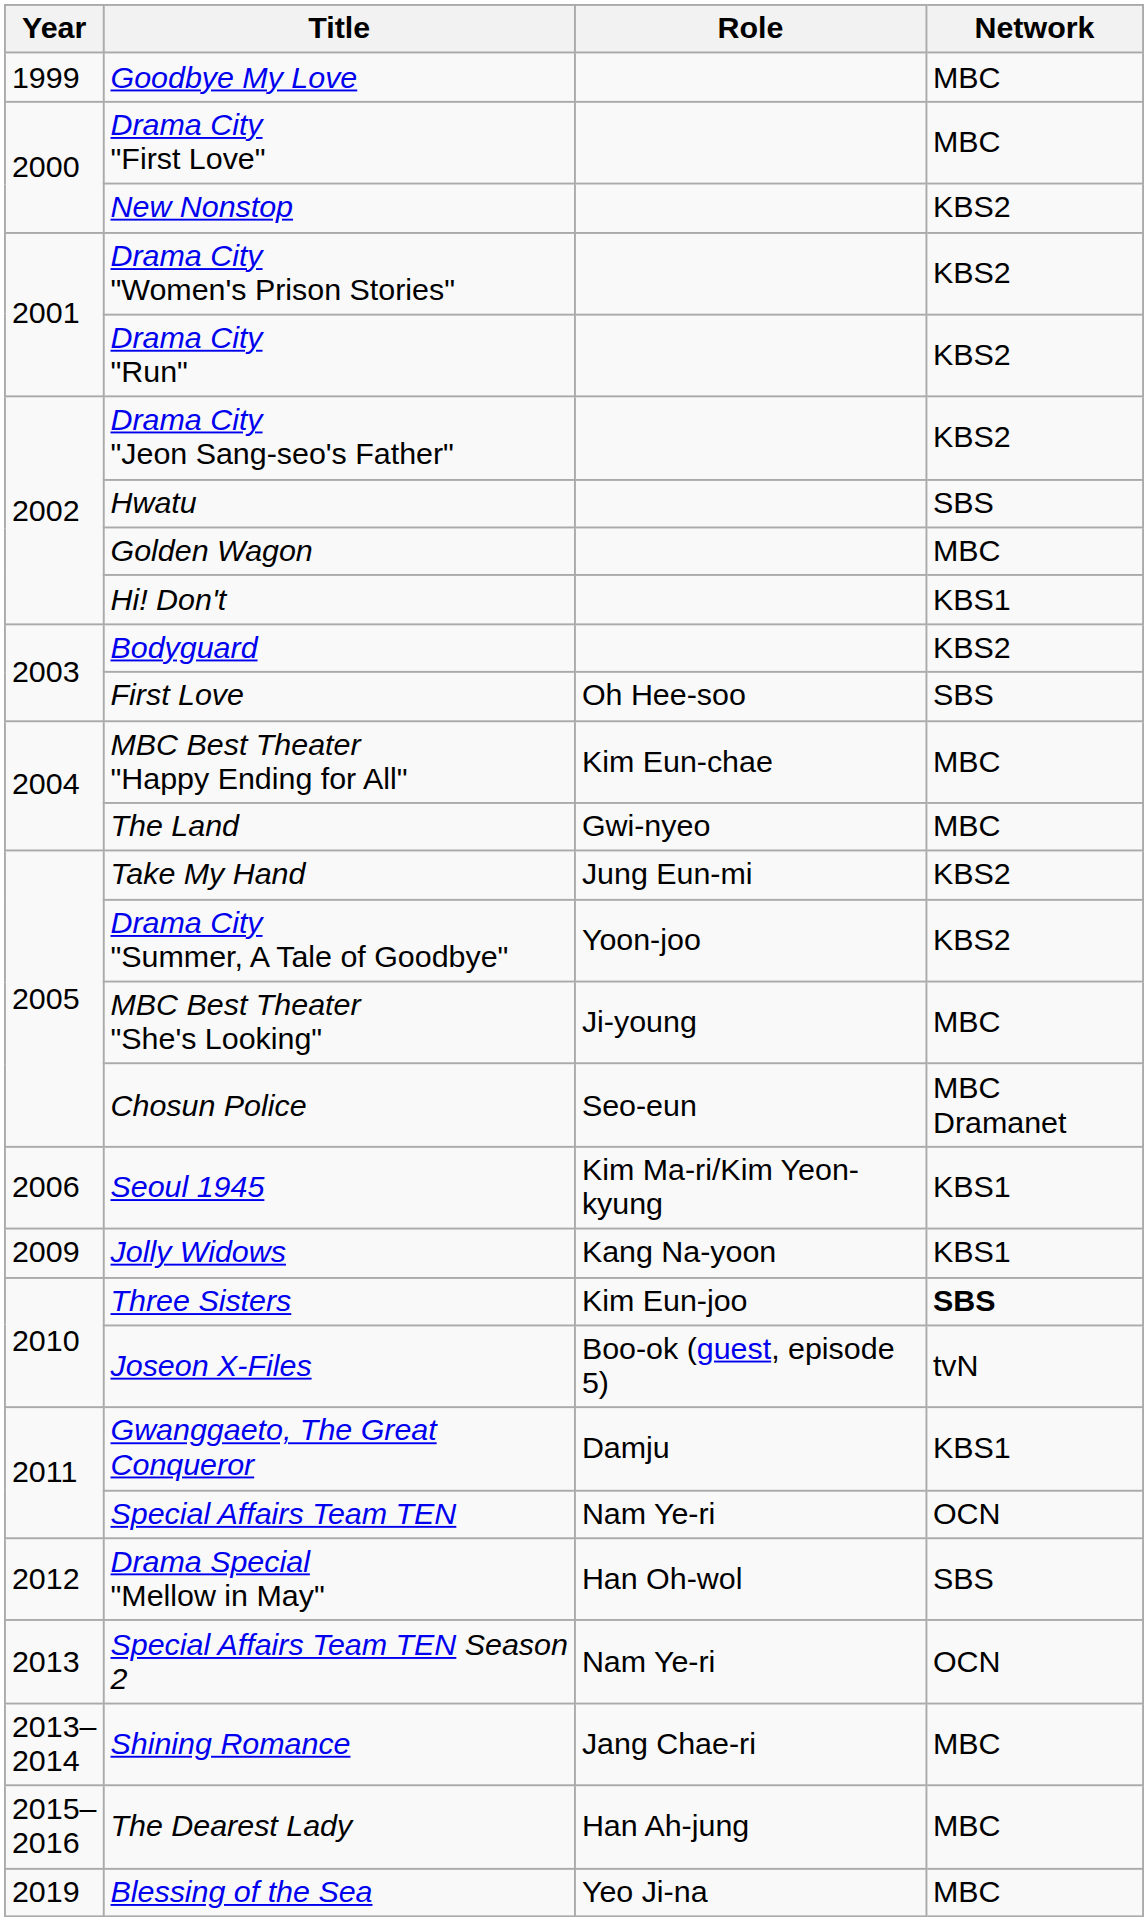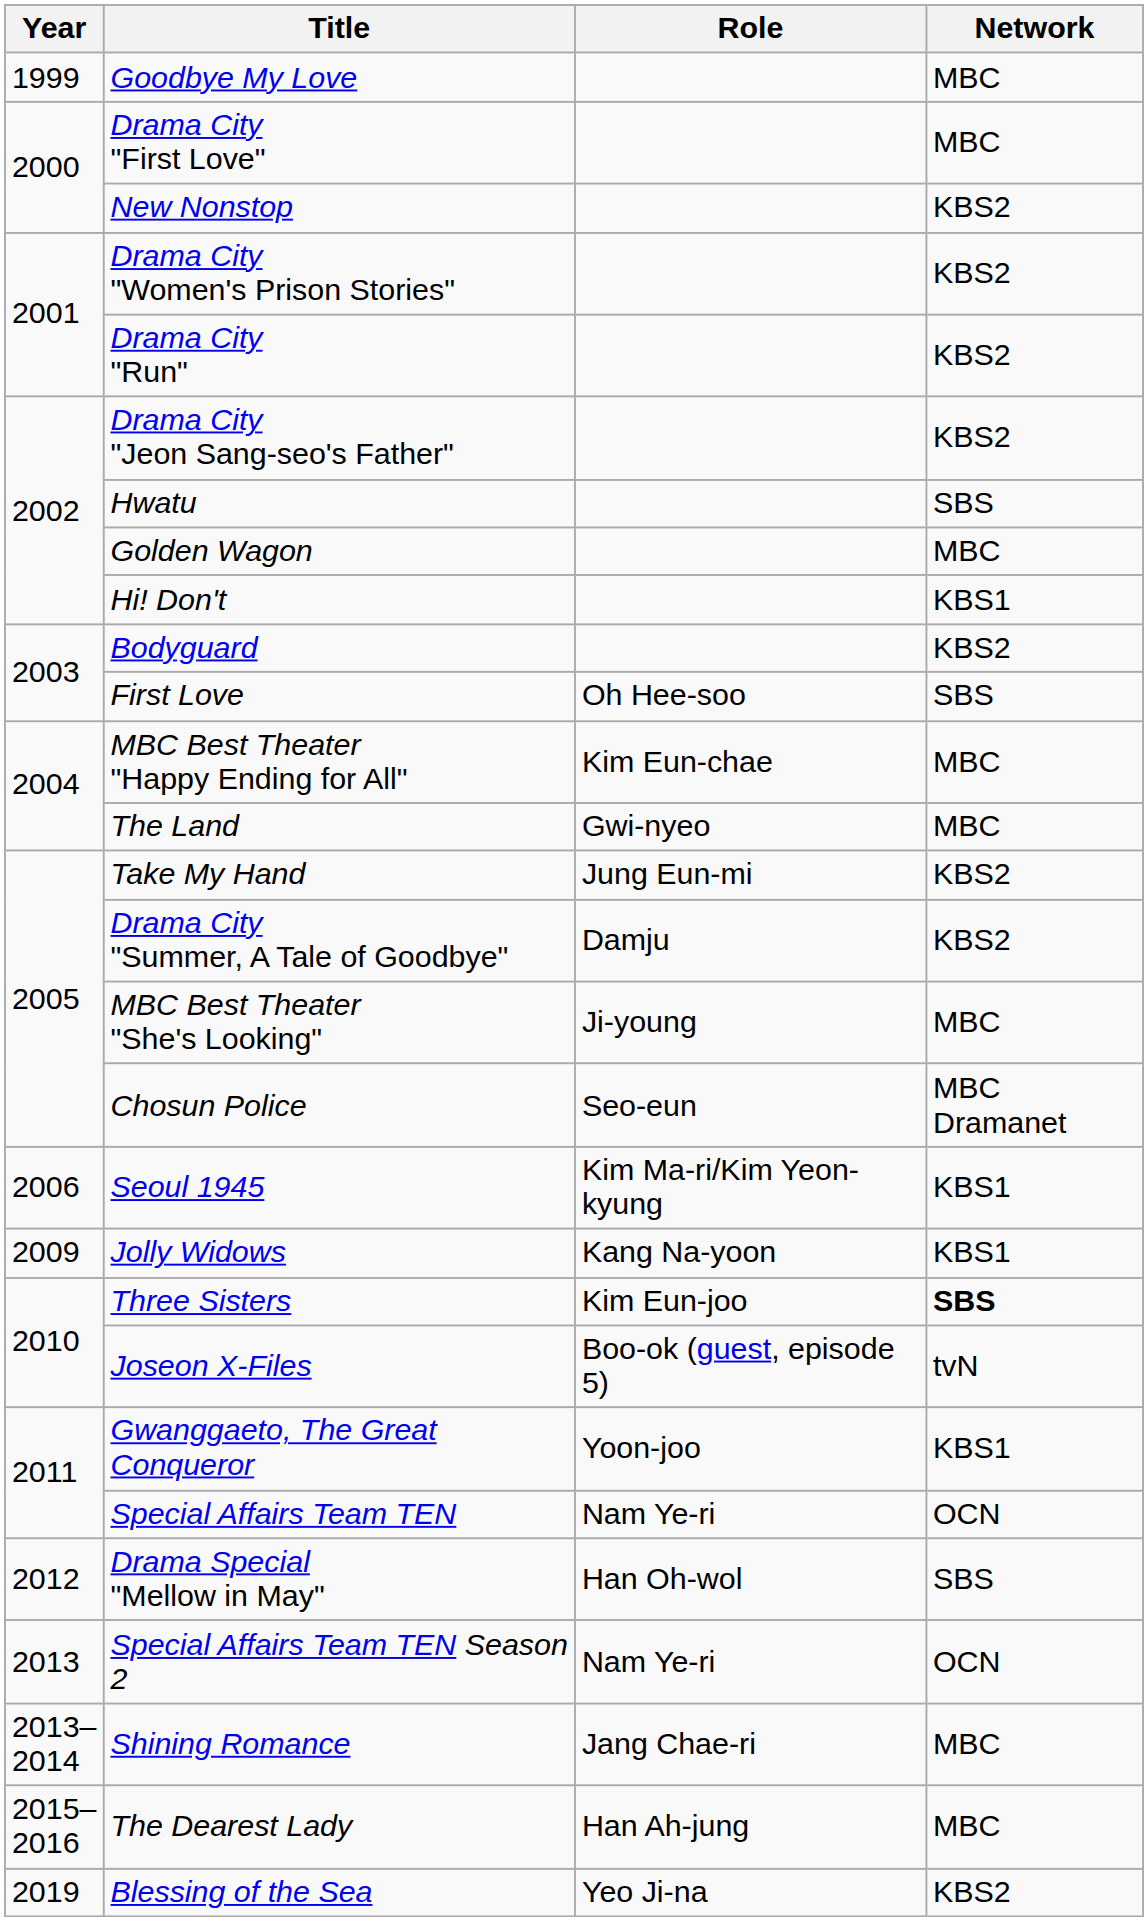(641, 939) Yoon-joo -> (626, 939) Damju
(626, 1448) Damju -> (641, 1448) Yoon-joo
(967, 1891) MBC -> (972, 1891) KBS2
